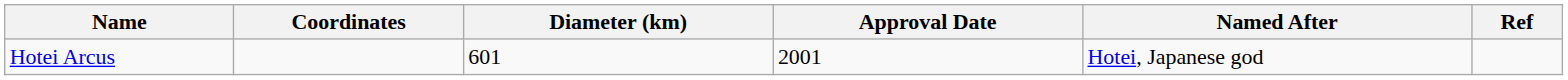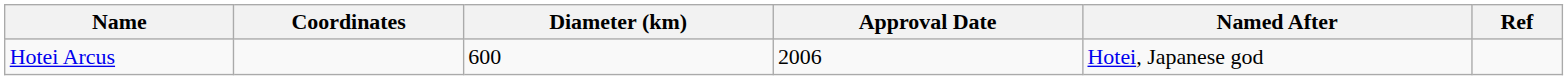(485, 56) 601 -> (485, 56) 600
(800, 56) 2001 -> (800, 56) 2006
